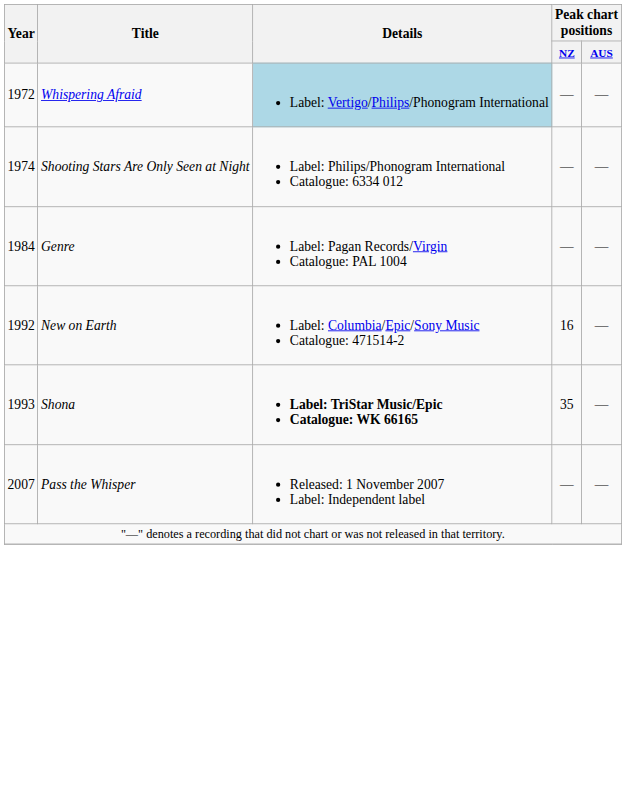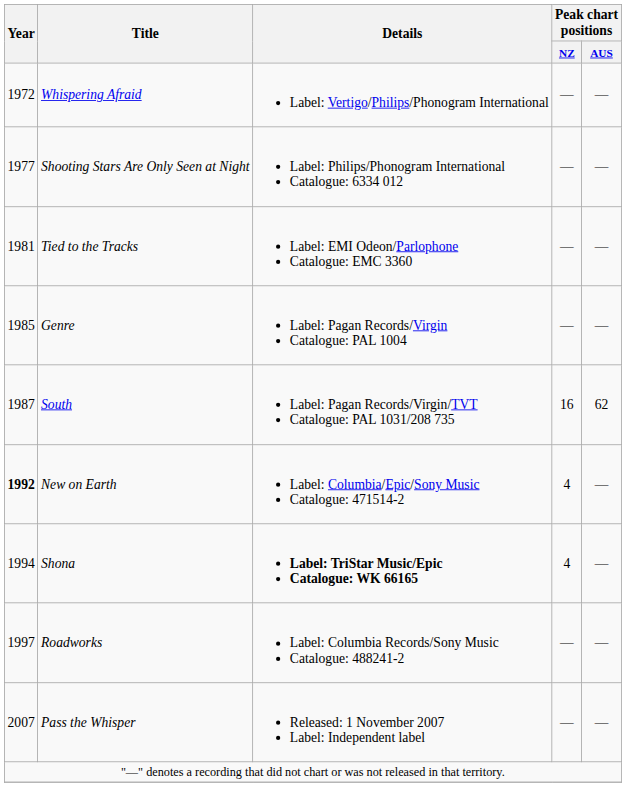(402, 103) lightblue background -> (402, 103) no background
(21, 166) 1974 -> (21, 166) 1977
+ row: (90, 246)
(21, 246) 1984 -> (21, 325) 1985
+ row: (57, 404)
(21, 325) normal -> (21, 484) bold
(567, 325) 16 -> (567, 484) 4
(21, 404) 1993 -> (21, 563) 1994
(567, 404) 35 -> (567, 563) 4
+ row: (72, 642)
